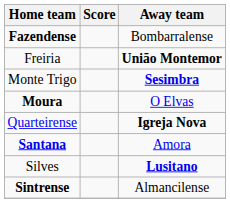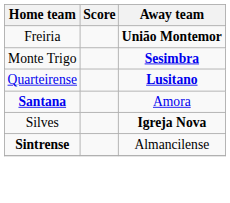- row: (42, 36)
- row: (42, 101)
(172, 123) Igreja Nova -> (172, 79) Lusitano
(172, 166) Lusitano -> (172, 123) Igreja Nova
